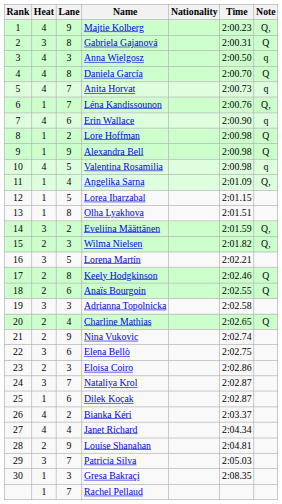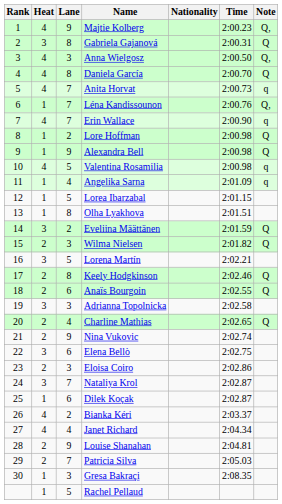(266, 58) q -> (266, 58) Q,
(69, 120) 6 -> (69, 120) 7
(266, 182) Q, -> (266, 182) q
(266, 228) Q, -> (266, 228) Q
(266, 244) Q, -> (266, 244) Q
(44, 461) 3 -> (44, 461) 2
(69, 492) 7 -> (69, 492) 5
